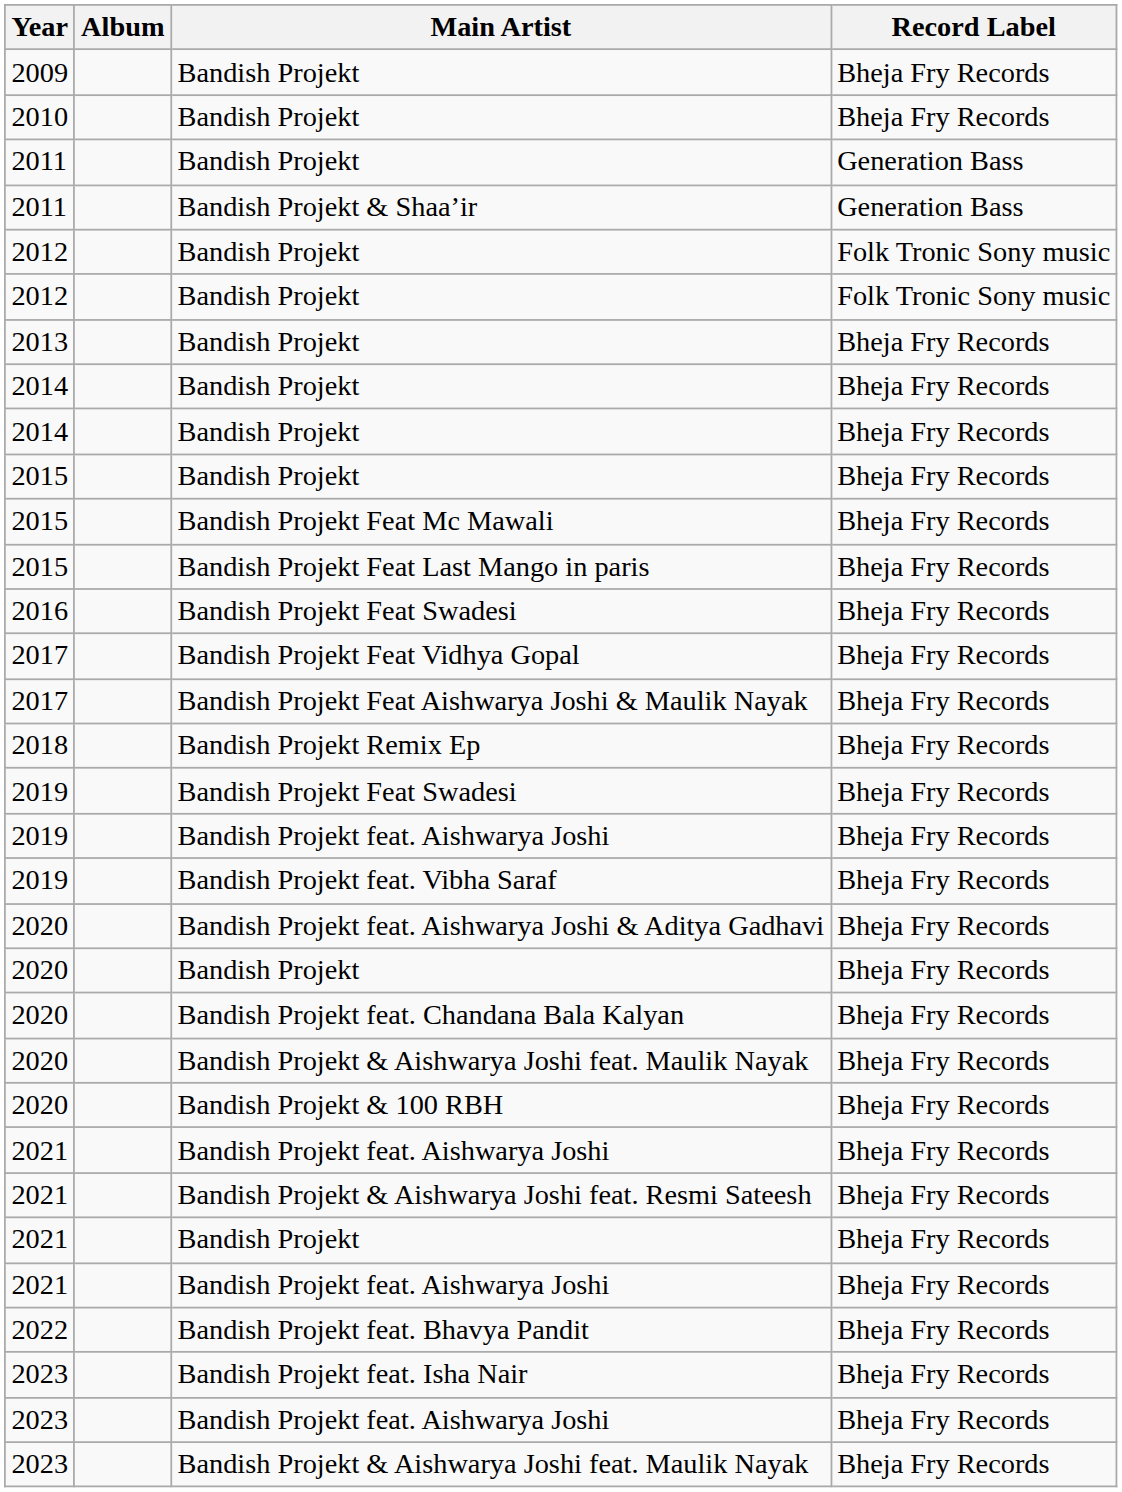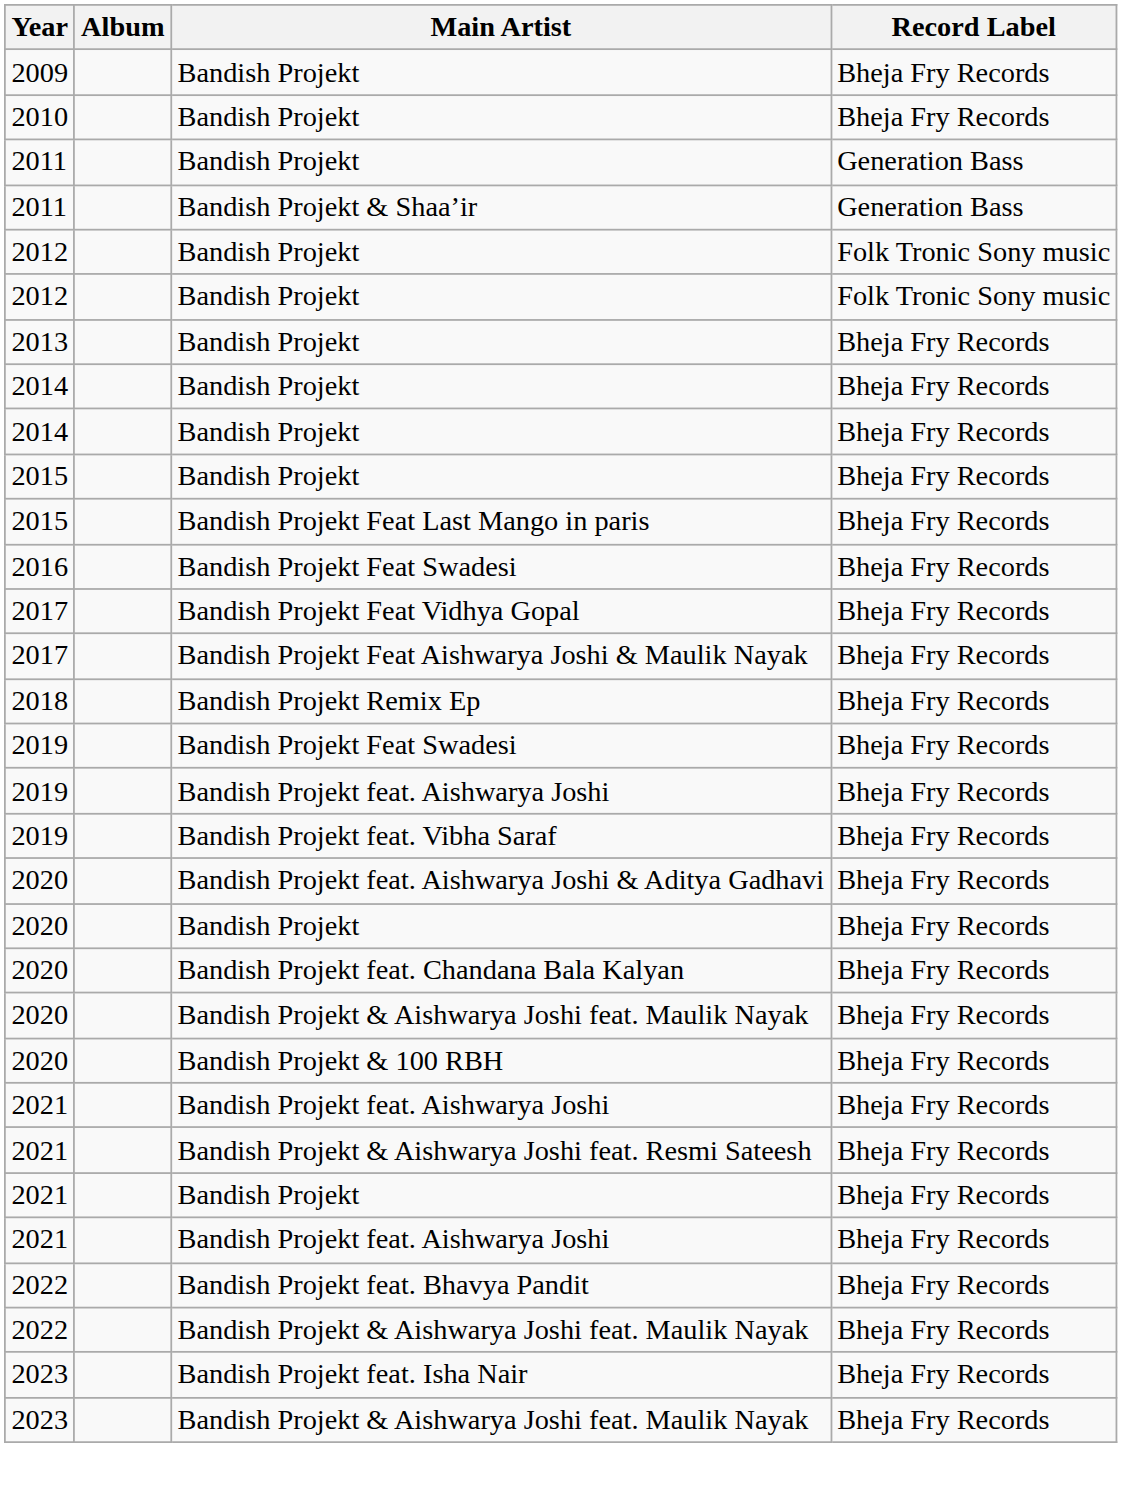- row: (40, 521)
+ row: (40, 1329)
- row: (40, 1419)
